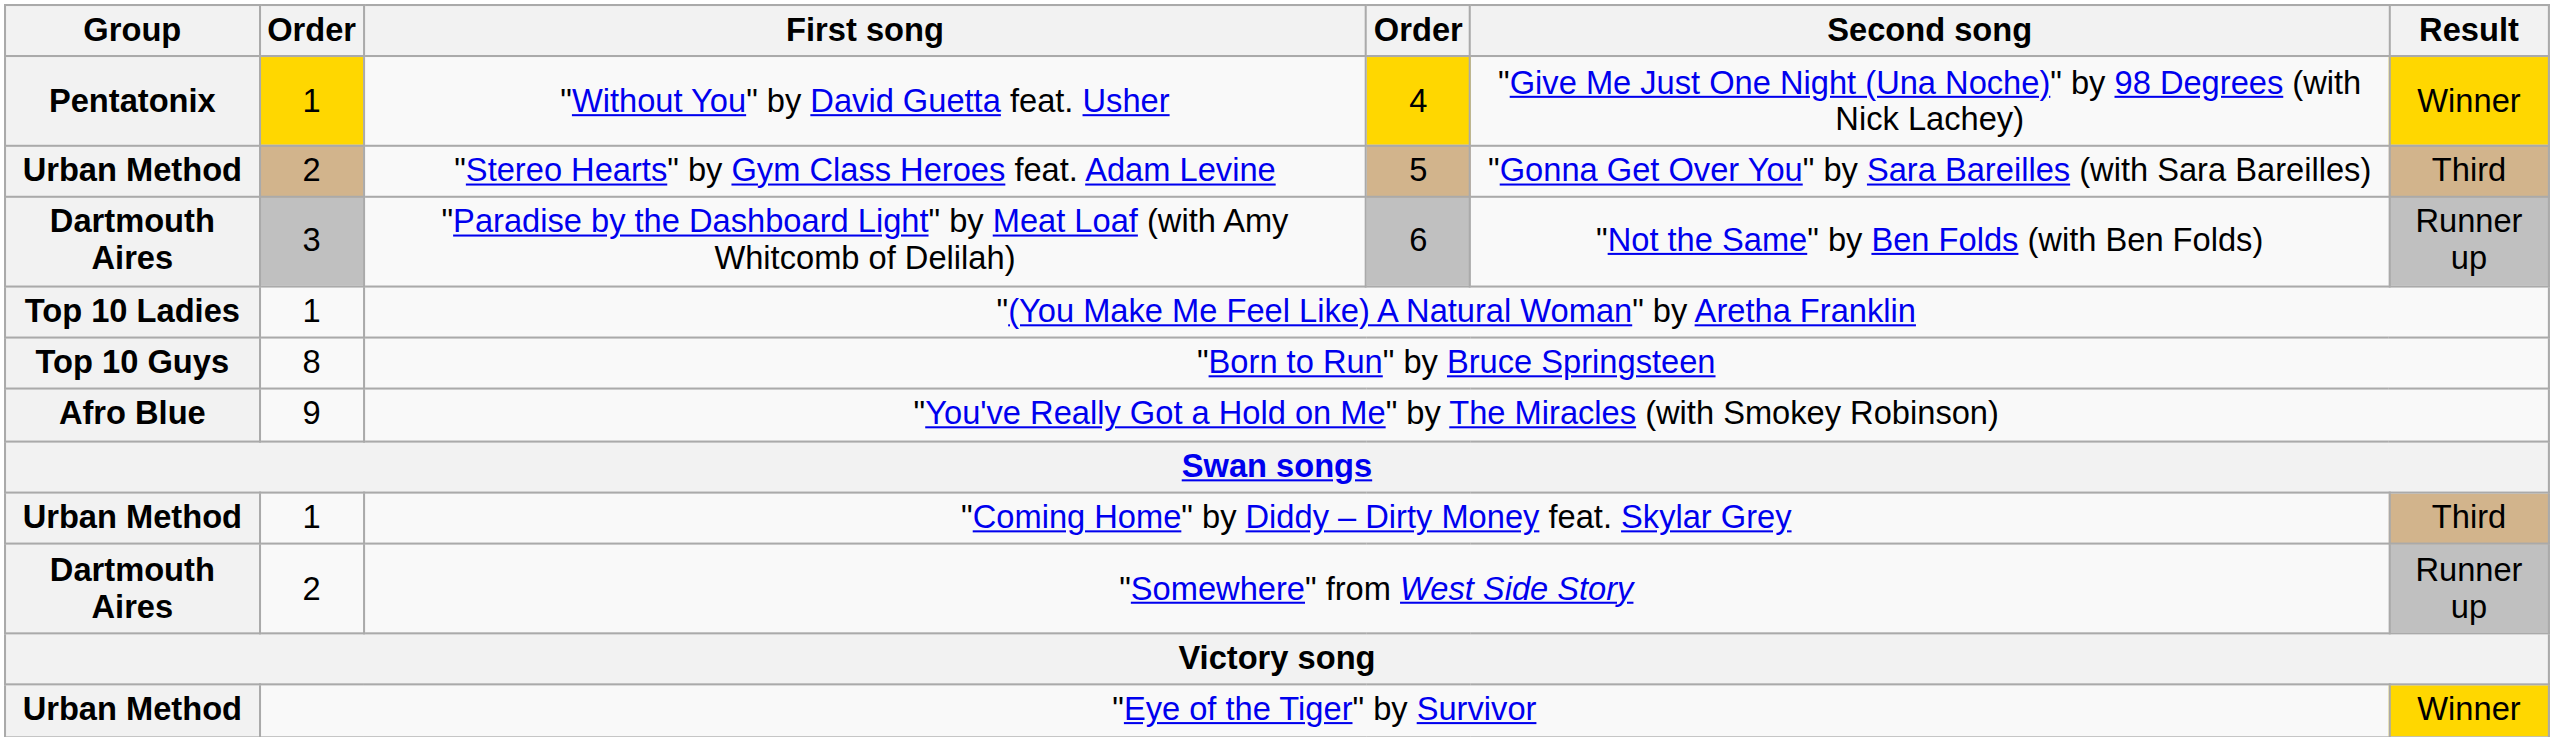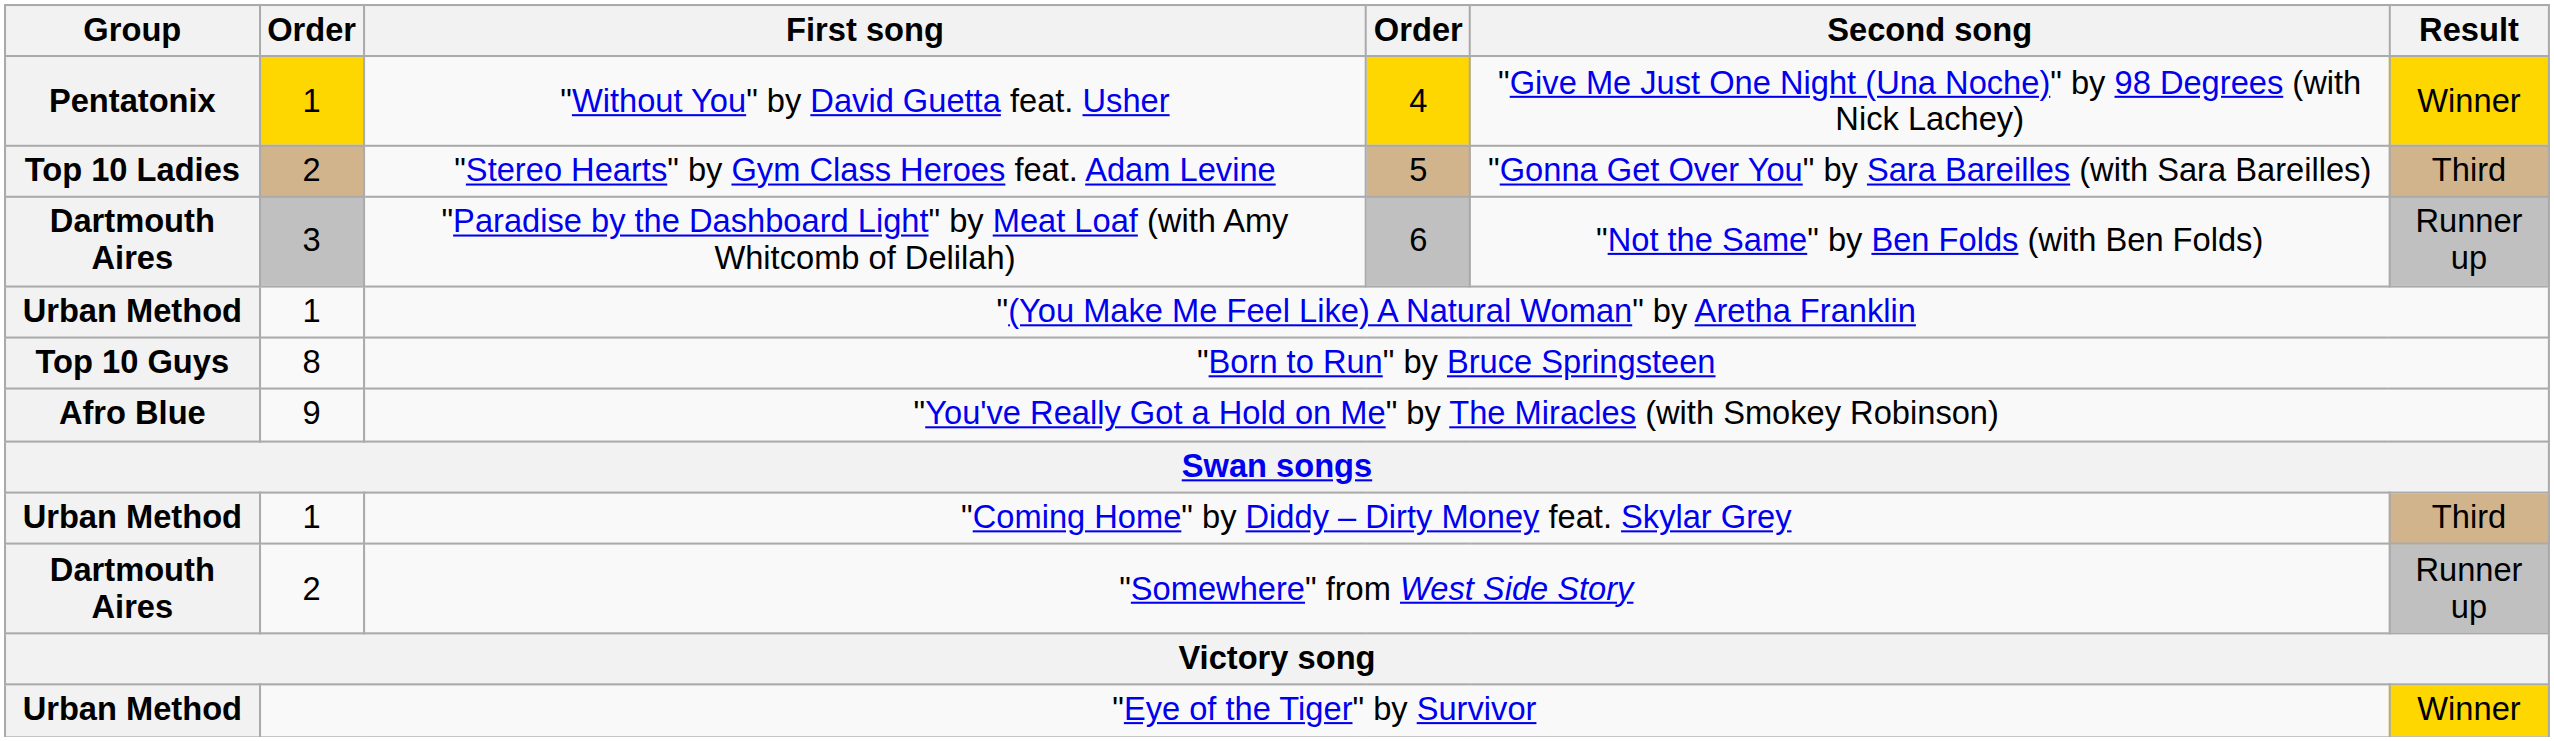(132, 170) Urban Method -> (132, 170) Top 10 Ladies
(132, 310) Top 10 Ladies -> (132, 310) Urban Method
